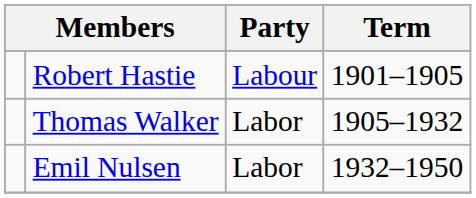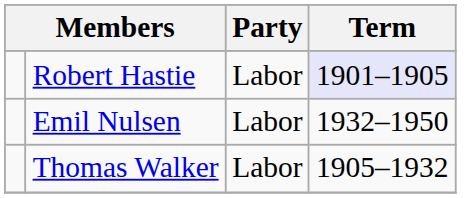(275, 74) Labour -> (267, 74) Labor
(397, 74) no background -> (382, 74) lavender background
rows swapped: (126, 121) <-> (107, 167)
